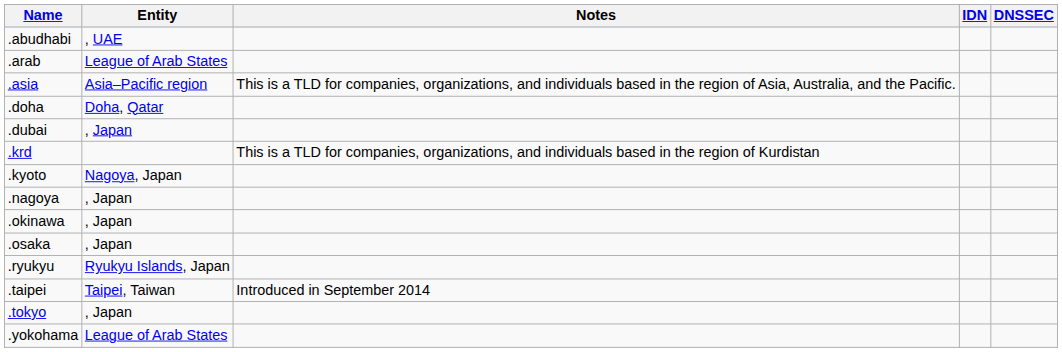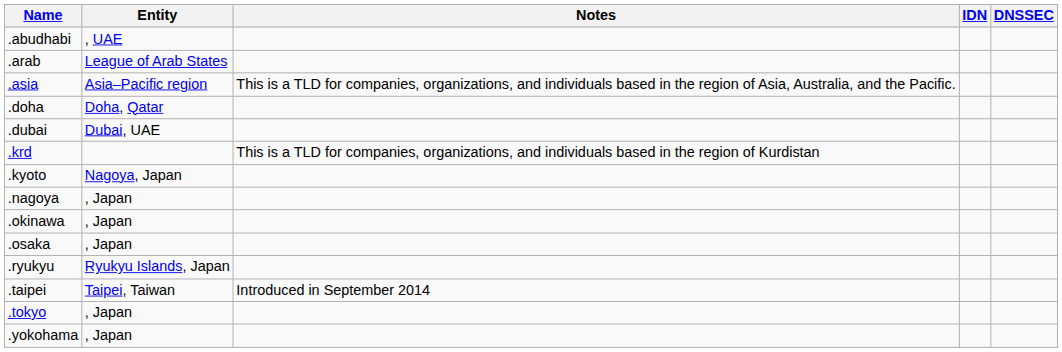(108, 130) , Japan -> (122, 130) Dubai, UAE
(156, 335) League of Arab States -> (108, 335) , Japan
